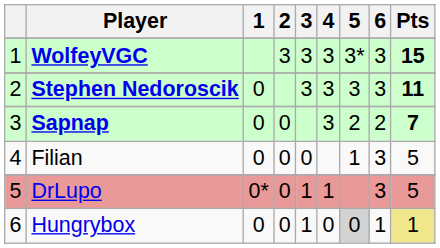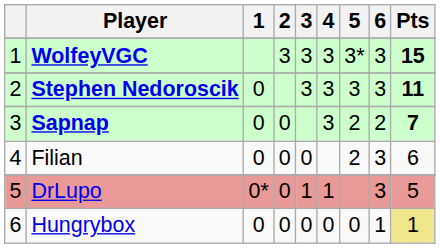(354, 157) 1 -> (354, 157) 2
(413, 157) 5 -> (413, 157) 6
(307, 225) 1 -> (307, 225) 0
(354, 225) lightgrey background -> (354, 225) no background
